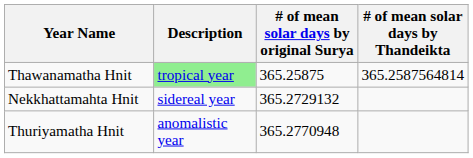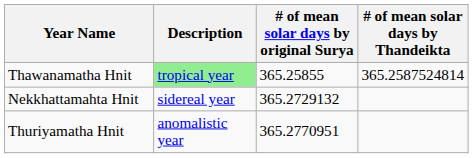(292, 74) 365.25875 -> (292, 74) 365.25855
(413, 74) 365.2587564814 -> (413, 74) 365.2587524814
(299, 131) 365.2770948 -> (299, 131) 365.2770951
